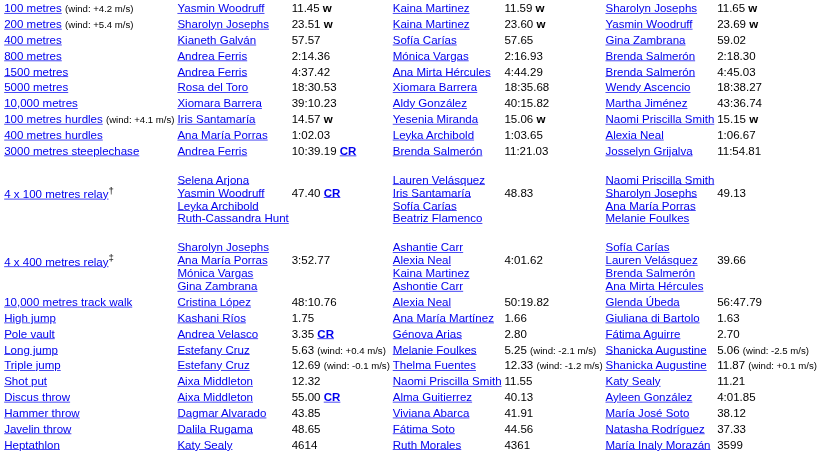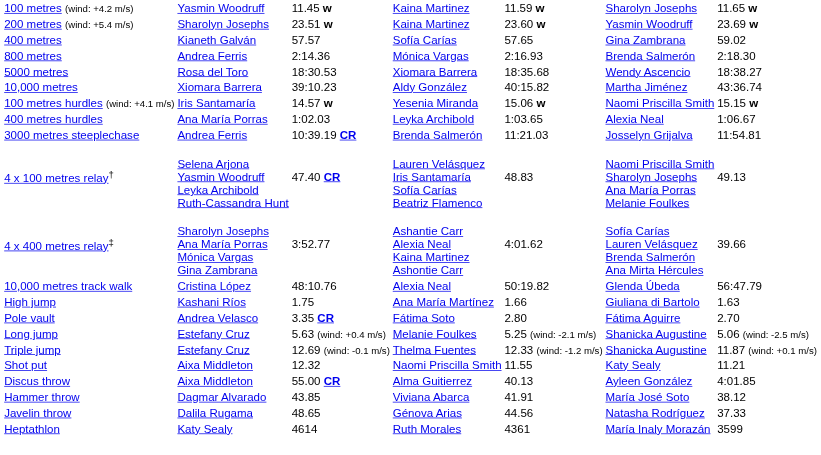- row: (36, 72)
(427, 334) Génova Arias -> (424, 318) Fátima Soto
(424, 429) Fátima Soto -> (427, 413) Génova Arias
